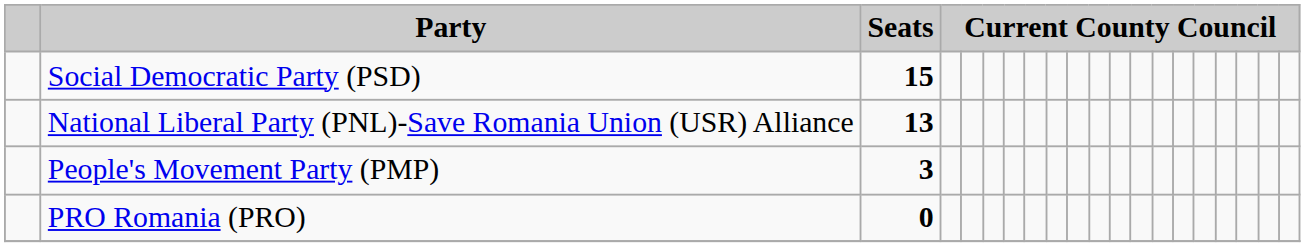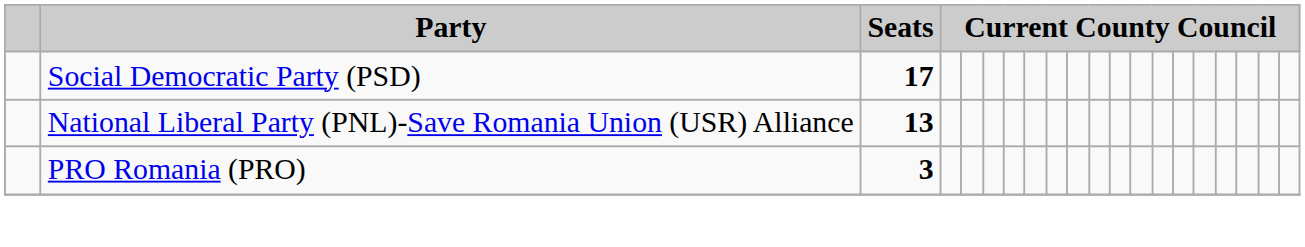(919, 75) 15 -> (919, 75) 17
- row: (244, 169)
(926, 216) 0 -> (926, 169) 3
